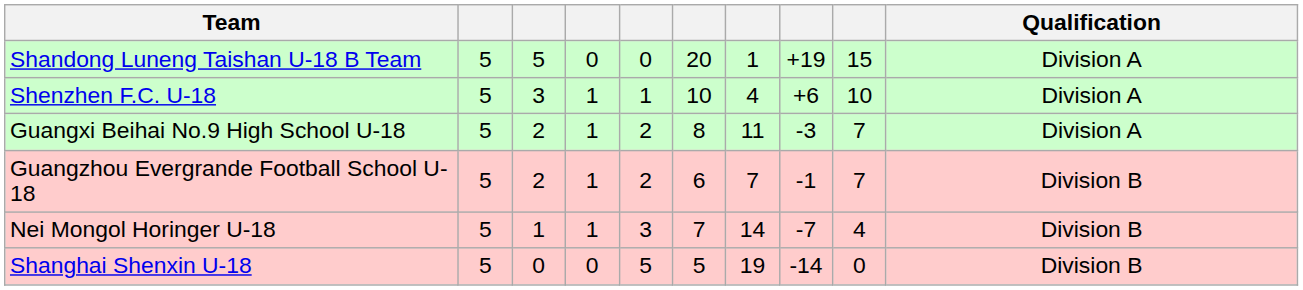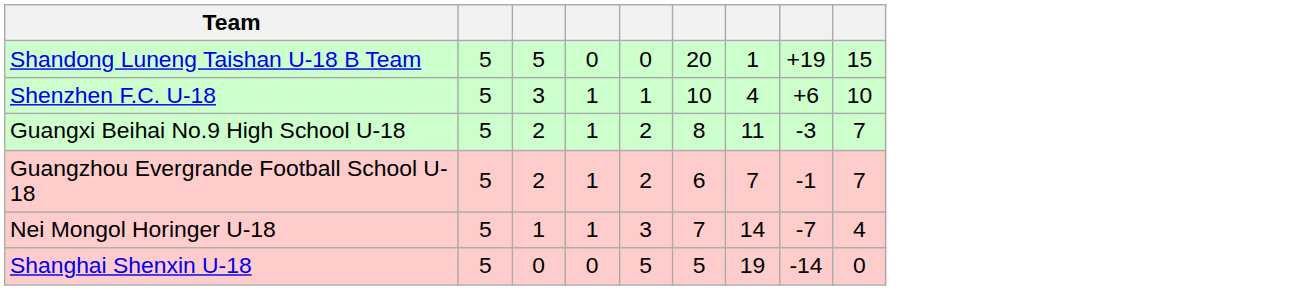- column: (1092, 22)
